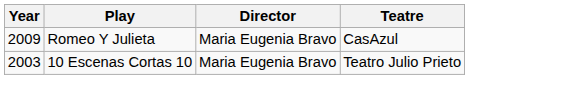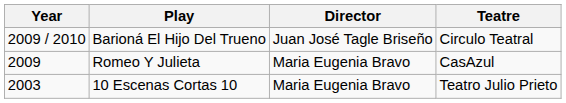+ row: (179, 39)
